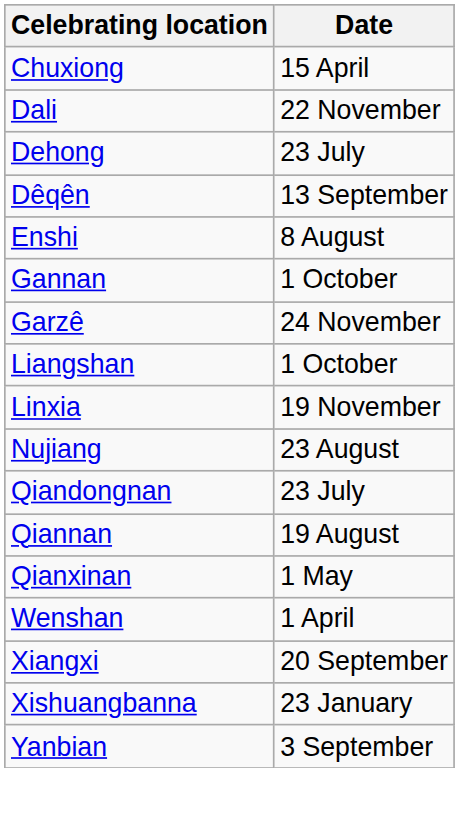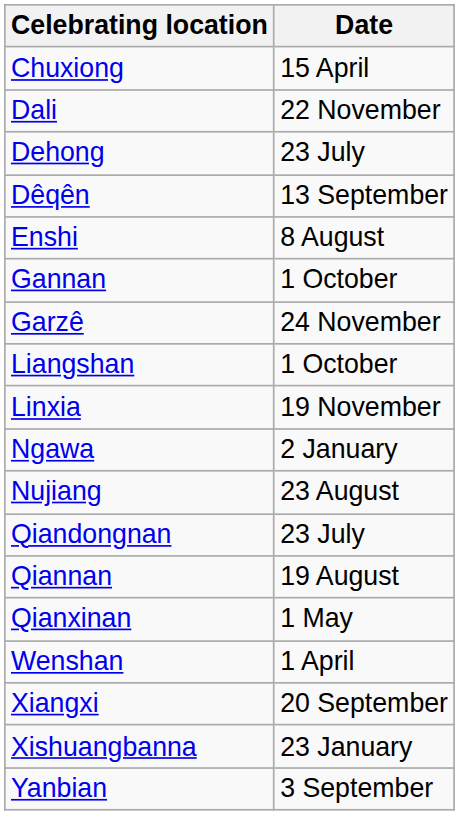+ row: (53, 449)
